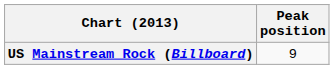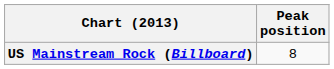(293, 54) 9 -> (293, 54) 8
